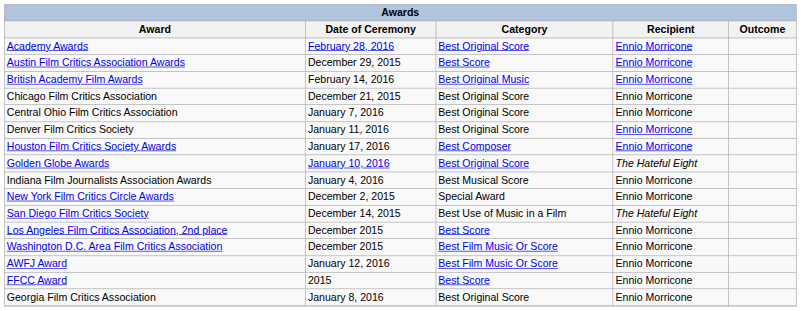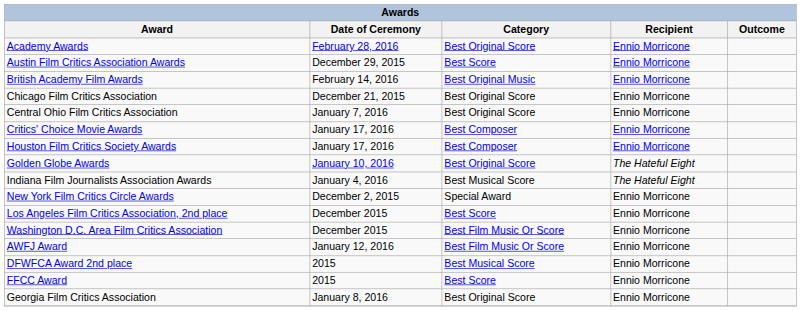+ row: (75, 130)
- row: (70, 130)
(654, 180) Ennio Morricone -> (654, 180) The Hateful Eight
- row: (78, 213)
+ row: (69, 264)
